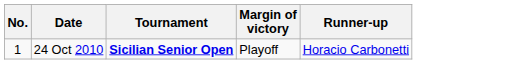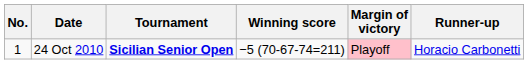+ column: (292, 22)
(259, 49) no background -> (370, 49) pink background
